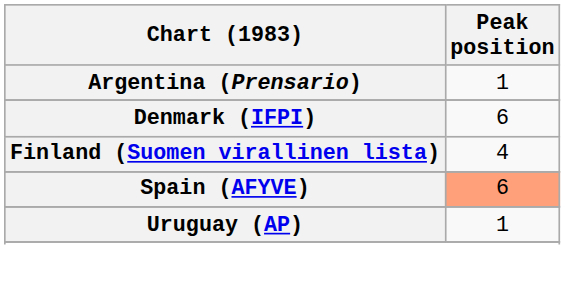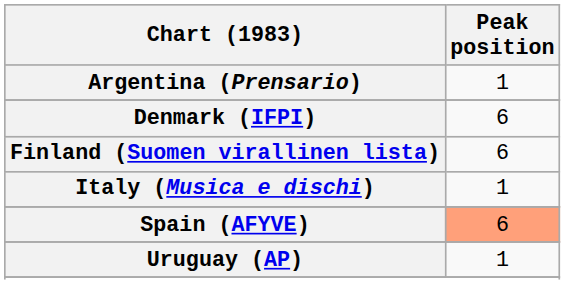(502, 154) 4 -> (502, 154) 6
+ row: (225, 189)
